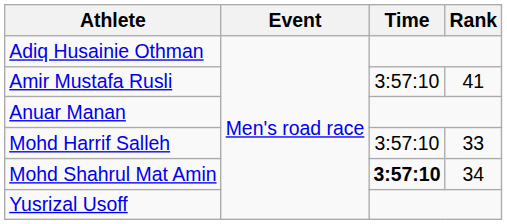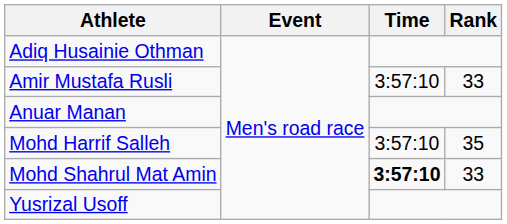(473, 82) 41 -> (473, 82) 33
(473, 143) 33 -> (473, 143) 35
(473, 174) 34 -> (473, 174) 33
